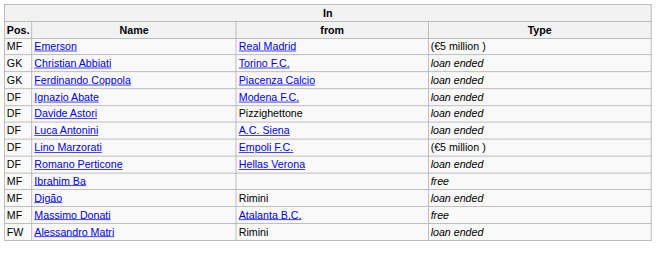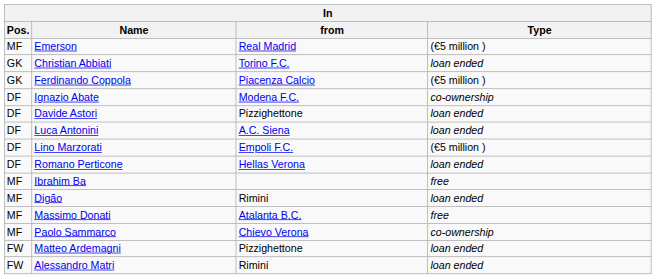(457, 81) loan ended -> (458, 81) (€5 million )
(457, 97) loan ended -> (462, 97) co-ownership
+ row: (75, 232)
+ row: (78, 249)
